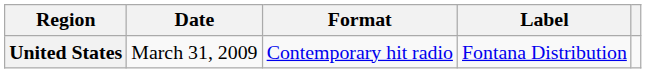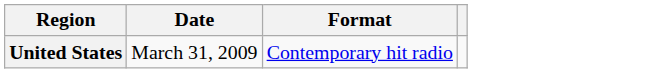- column: (544, 20)
